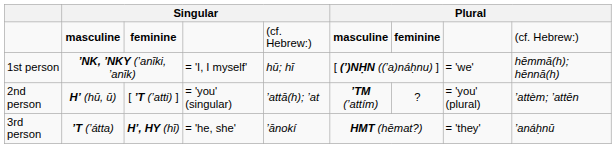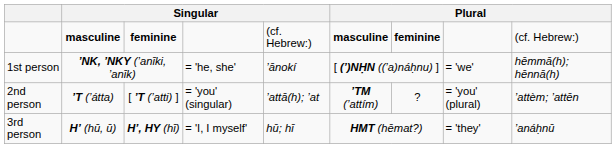(216, 67) = 'I, I myself' -> (211, 67) = 'he, she'
(280, 67) hū; hī -> (281, 67) ’ānokí
(93, 98) H’ (hū, ū) -> (93, 98) ’T (’átta)
(93, 128) ’T (’átta) -> (93, 128) H’ (hū, ū)
(211, 128) = 'he, she' -> (216, 128) = 'I, I myself'
(281, 128) ’ānokí -> (280, 128) hū; hī
